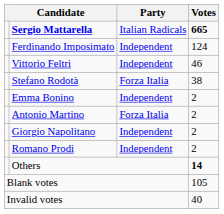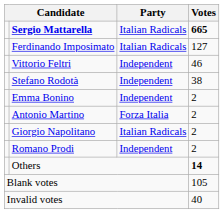(146, 47) Independent -> (153, 47) Italian Radicals
(199, 47) 124 -> (199, 47) 127
(144, 81) Forza Italia -> (146, 81) Independent
(146, 132) Independent -> (153, 132) Italian Radicals
